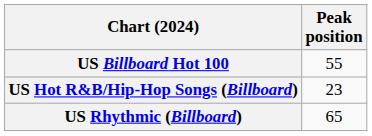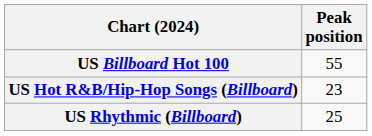(334, 116) 65 -> (334, 116) 25
